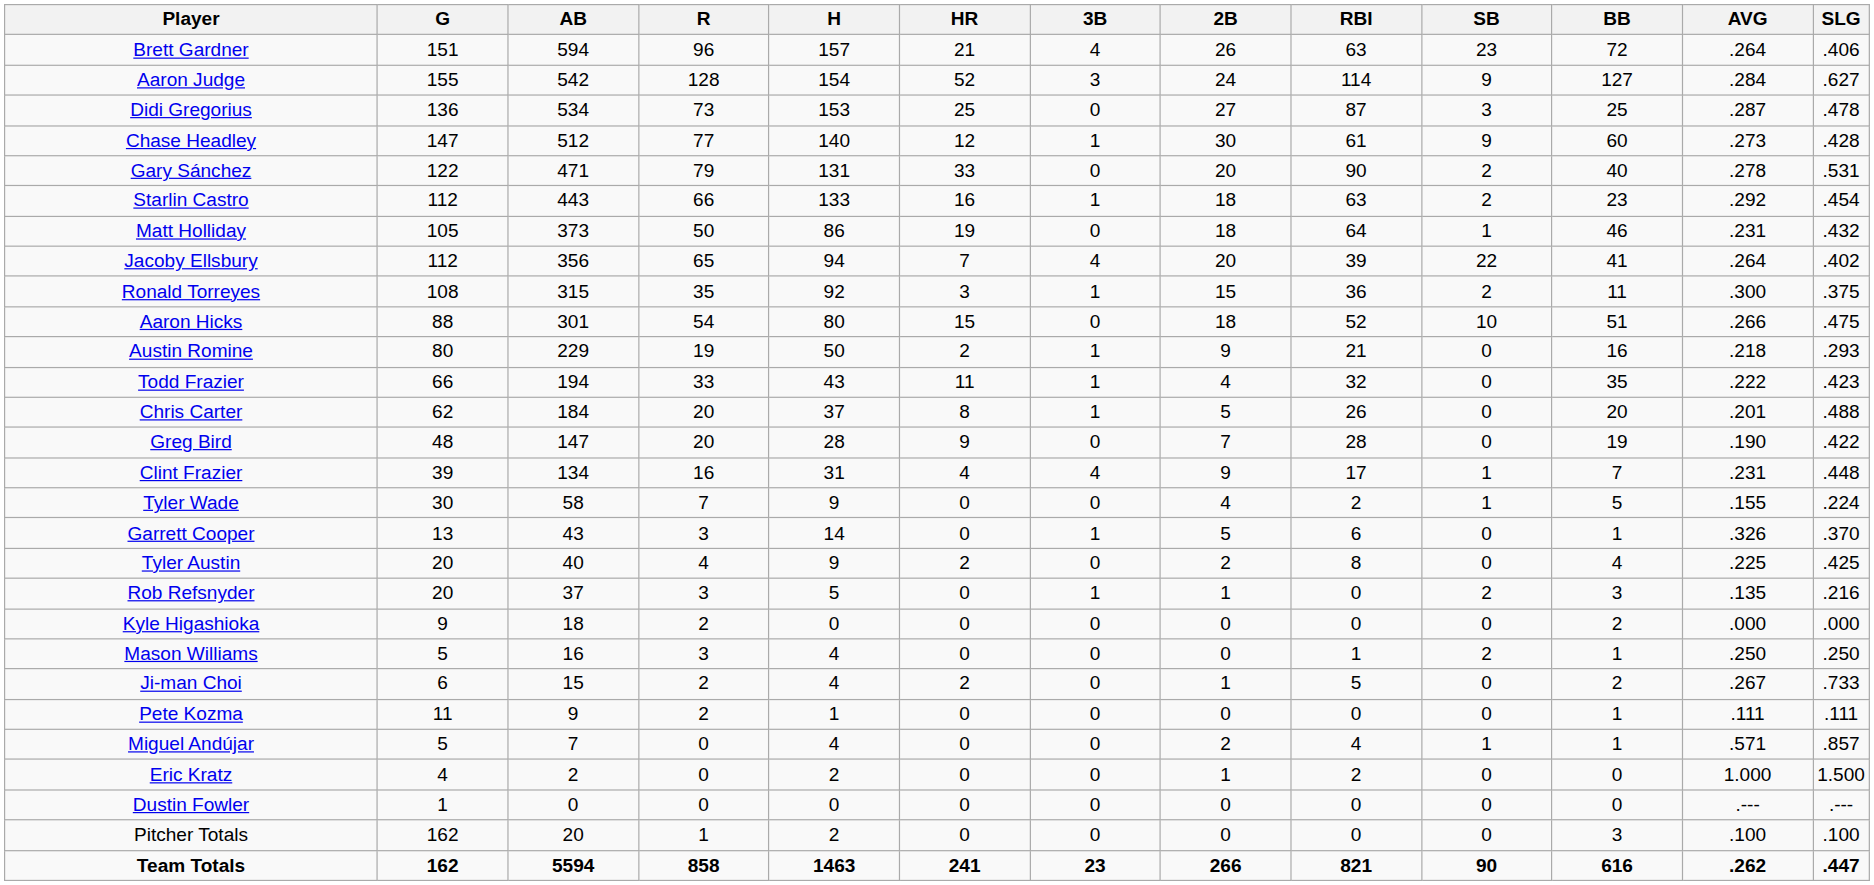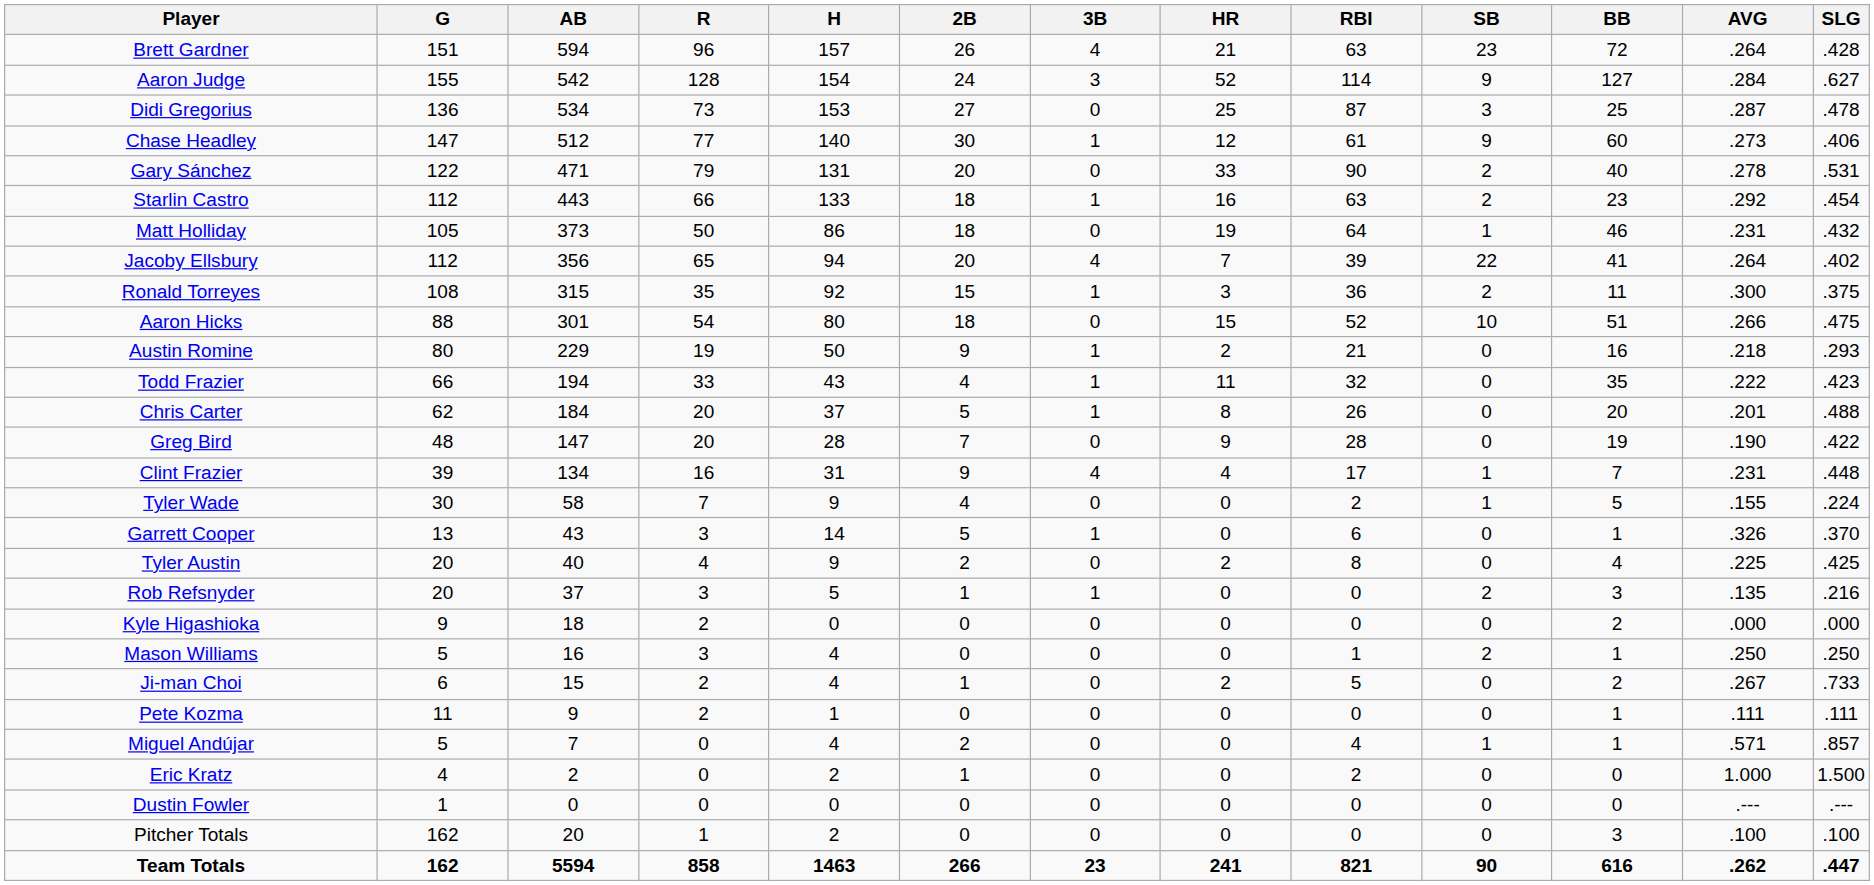columns swapped: (1226, 19) <-> (965, 19)
(1841, 49) .406 -> (1841, 49) .428
(1841, 140) .428 -> (1841, 140) .406
